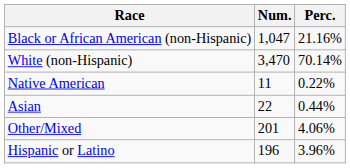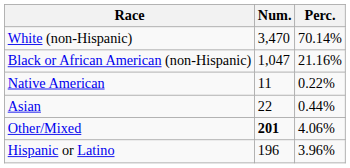rows swapped: (70, 60) <-> (130, 38)
(269, 128) normal -> (269, 128) bold
